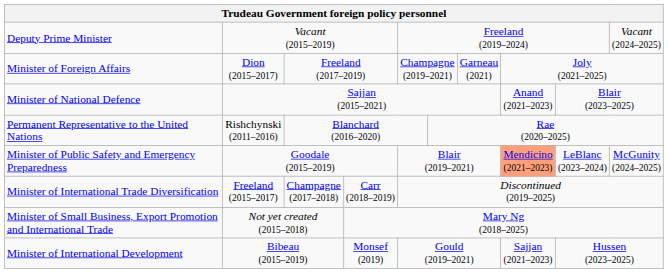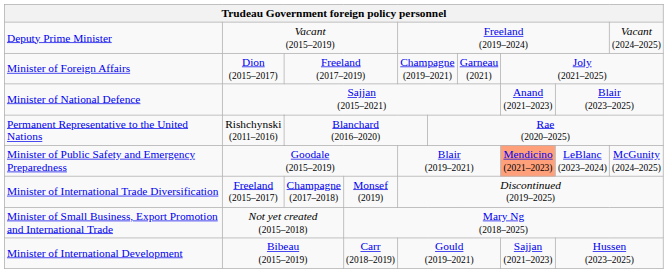(371, 191) Carr (2018–2019) -> (371, 191) Monsef (2019)
(371, 253) Monsef (2019) -> (371, 253) Carr (2018–2019)
